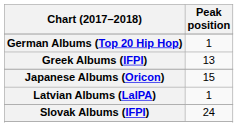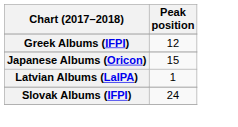- row: (95, 43)
(209, 60) 13 -> (173, 43) 12
